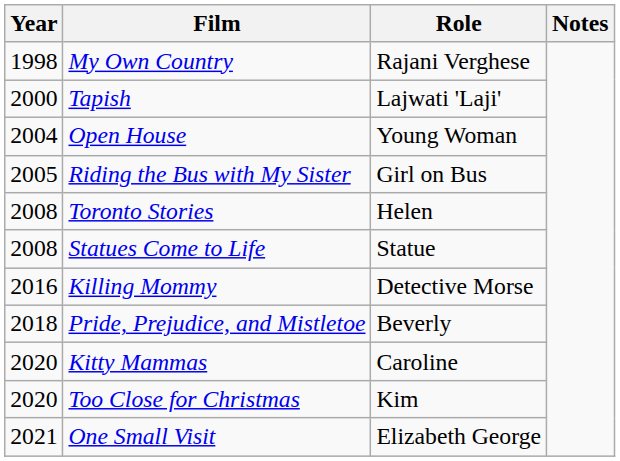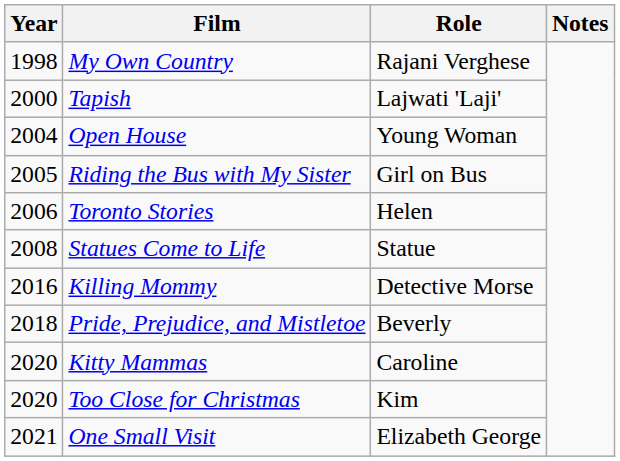(34, 211) 2008 -> (34, 211) 2006
